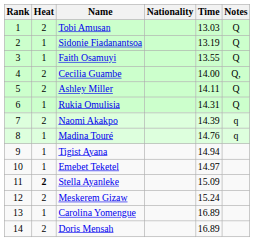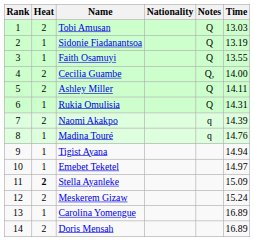columns swapped: (209, 12) <-> (236, 12)
